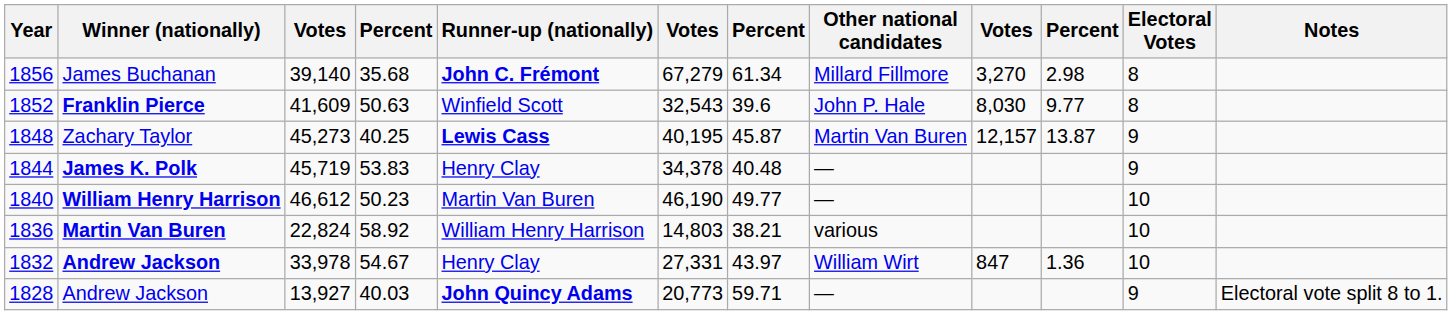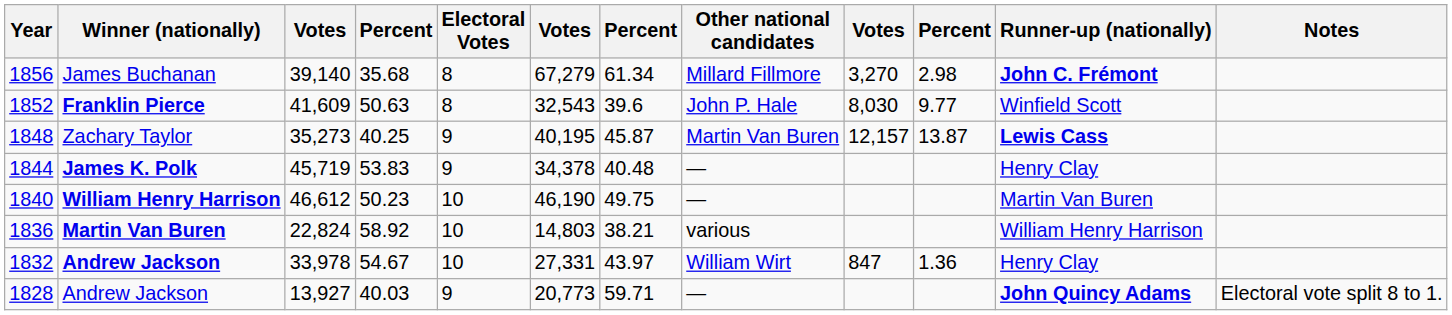columns swapped: (547, 31) <-> (1170, 31)
(320, 136) 45,273 -> (320, 136) 35,273
(757, 199) 49.77 -> (629, 199) 49.75
